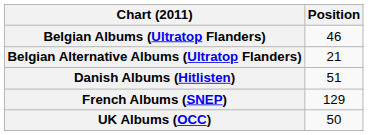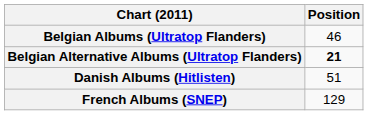(334, 57) normal -> (334, 57) bold
- row: (155, 120)
